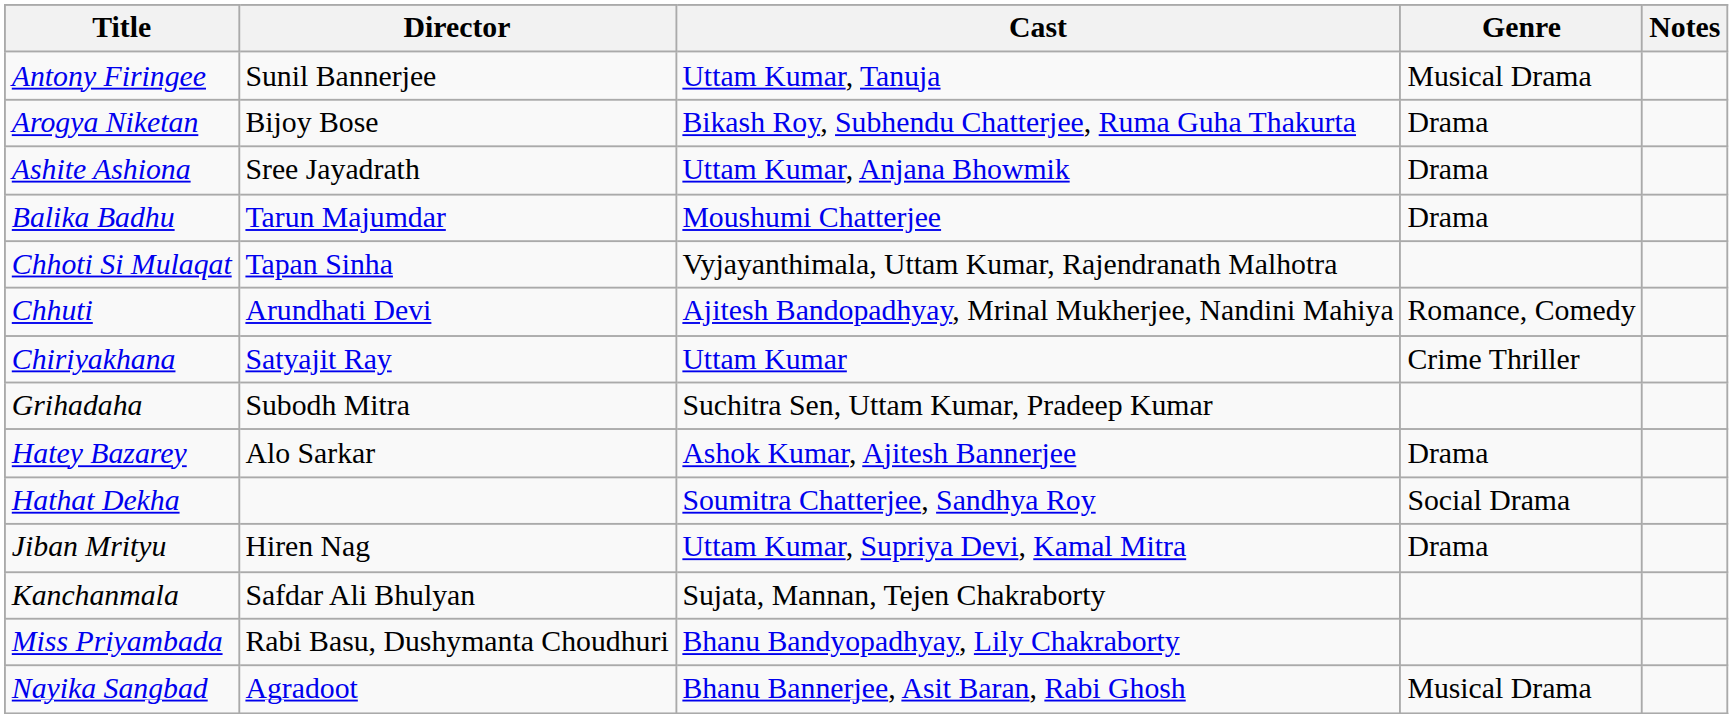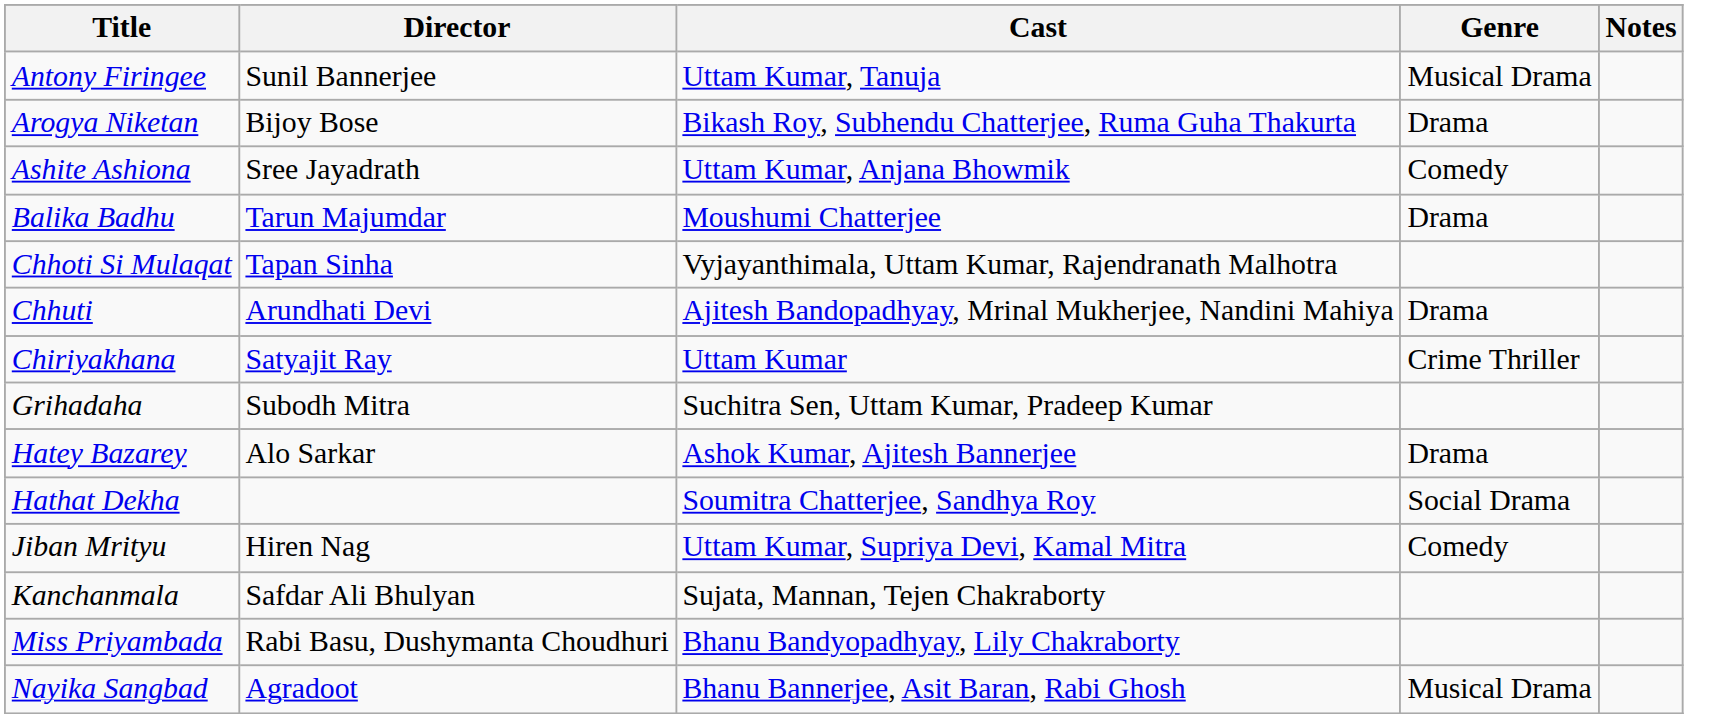(1448, 169) Drama -> (1458, 169) Comedy
(1521, 311) Romance, Comedy -> (1448, 311) Drama
(1448, 547) Drama -> (1458, 547) Comedy
